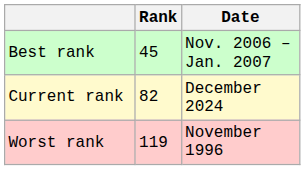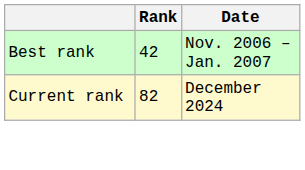(149, 53) 45 -> (149, 53) 42
- row: (56, 142)
